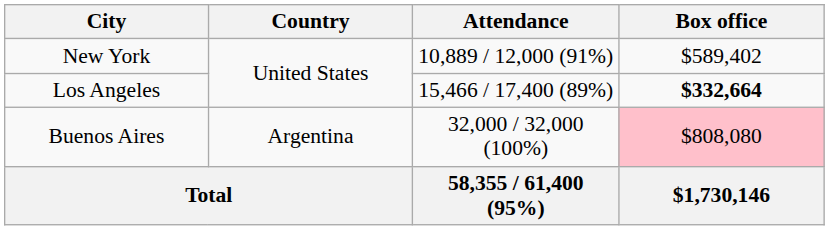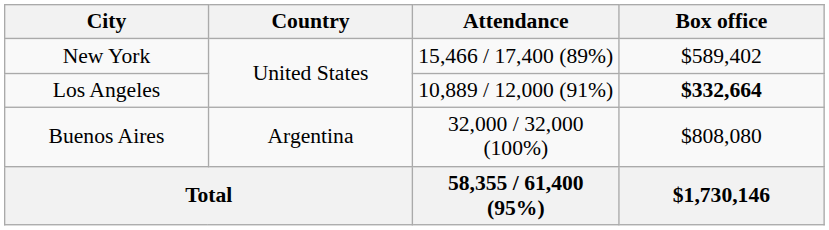(516, 55) 10,889 / 12,000 (91%) -> (516, 55) 15,466 / 17,400 (89%)
(516, 90) 15,466 / 17,400 (89%) -> (516, 90) 10,889 / 12,000 (91%)
(721, 136) pink background -> (721, 136) no background
